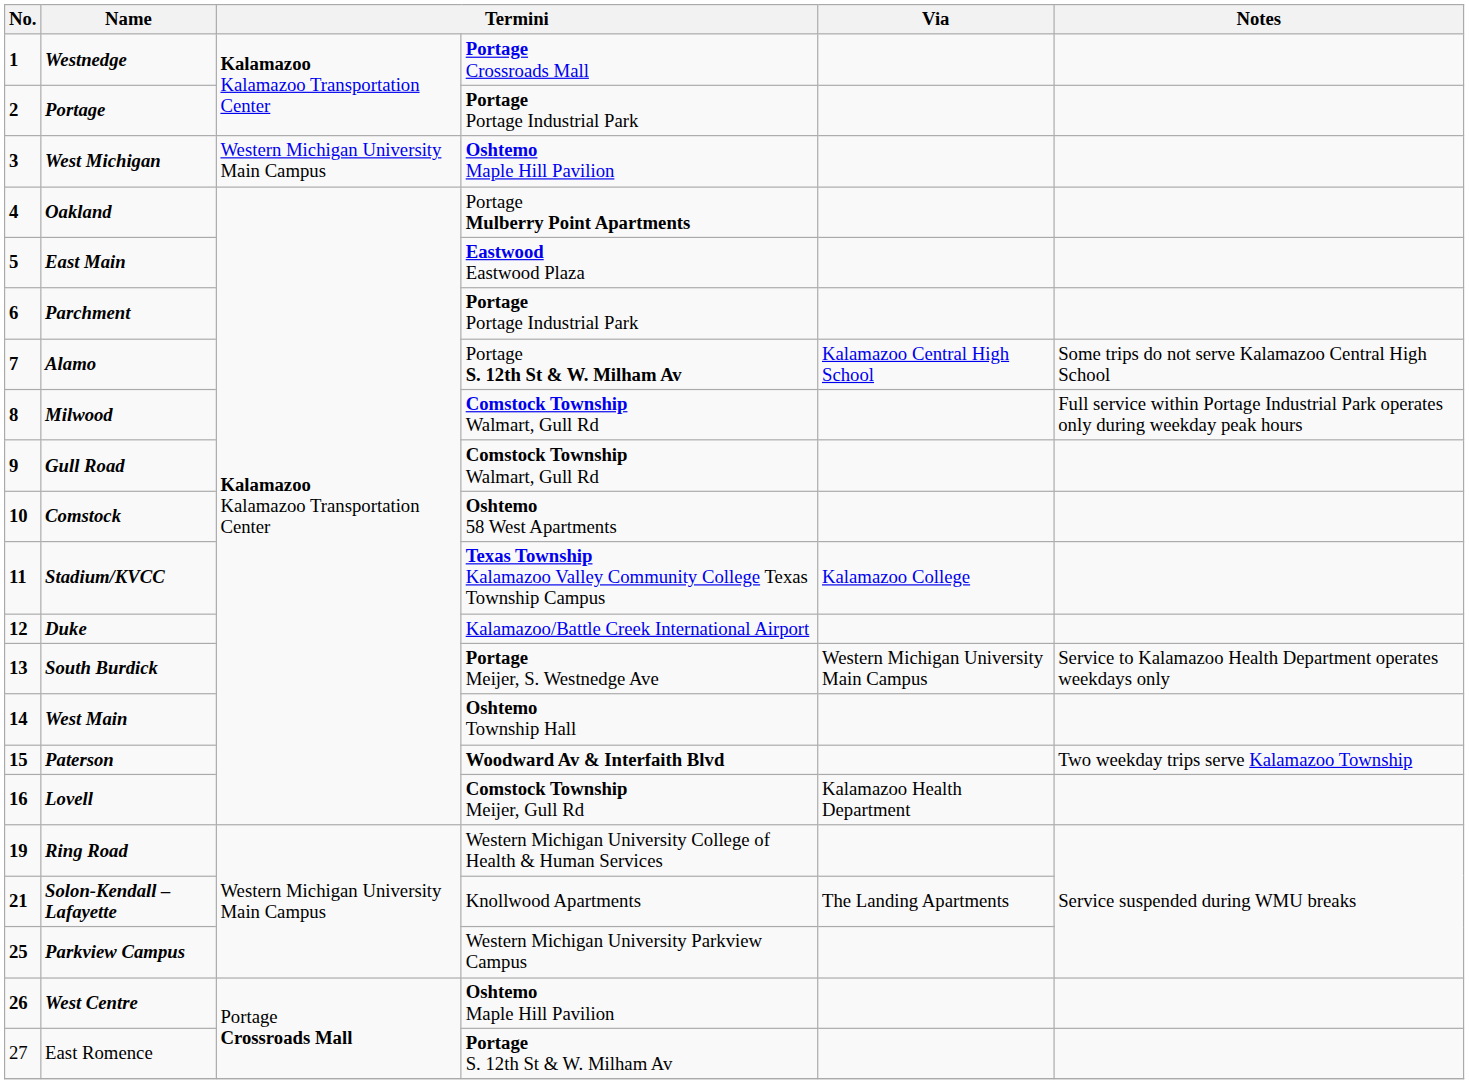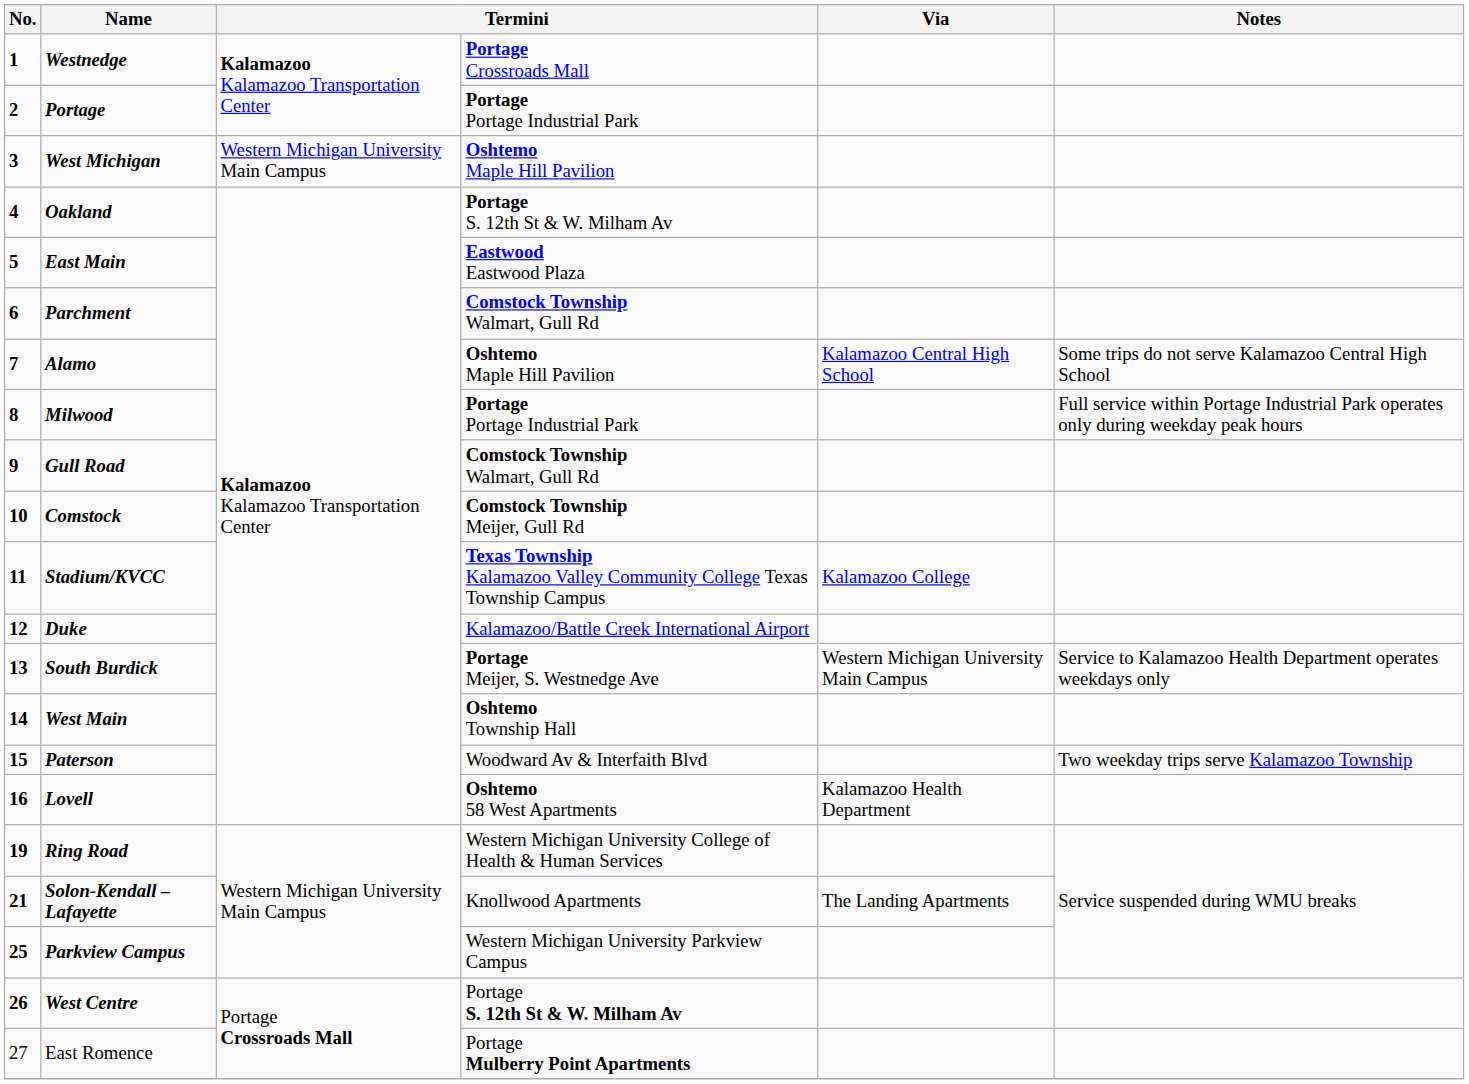(578, 211) Portage Mulberry Point Apartments -> (569, 211) Portage S. 12th St & W. Milham Av
(552, 313) Portage Portage Industrial Park -> (547, 313) Comstock Township Walmart, Gull Rd
(574, 364) Portage S. 12th St & W. Milham Av -> (540, 364) Oshtemo Maple Hill Pavilion
(547, 414) Comstock Township Walmart, Gull Rd -> (552, 414) Portage Portage Industrial Park
(541, 516) Oshtemo 58 West Apartments -> (547, 516) Comstock Township Meijer, Gull Rd
(595, 759) bold -> (586, 759) normal
(547, 799) Comstock Township Meijer, Gull Rd -> (541, 799) Oshtemo 58 West Apartments
(540, 1002) Oshtemo Maple Hill Pavilion -> (574, 1002) Portage S. 12th St & W. Milham Av
(569, 1053) Portage S. 12th St & W. Milham Av -> (578, 1053) Portage Mulberry Point Apartments
